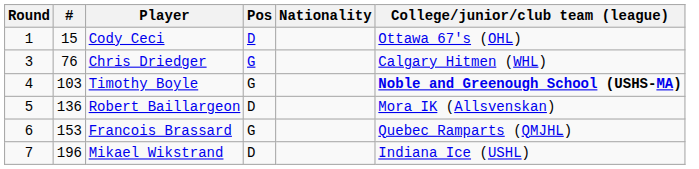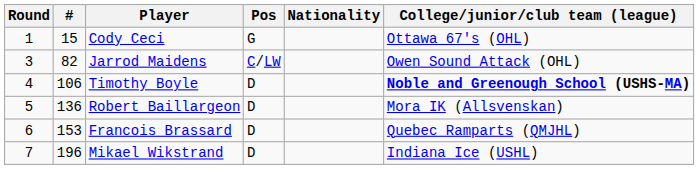(251, 39) D -> (251, 39) G
- row: (148, 62)
+ row: (148, 62)
(69, 85) 103 -> (69, 85) 106
(251, 85) G -> (251, 85) D
(251, 130) G -> (251, 130) D
